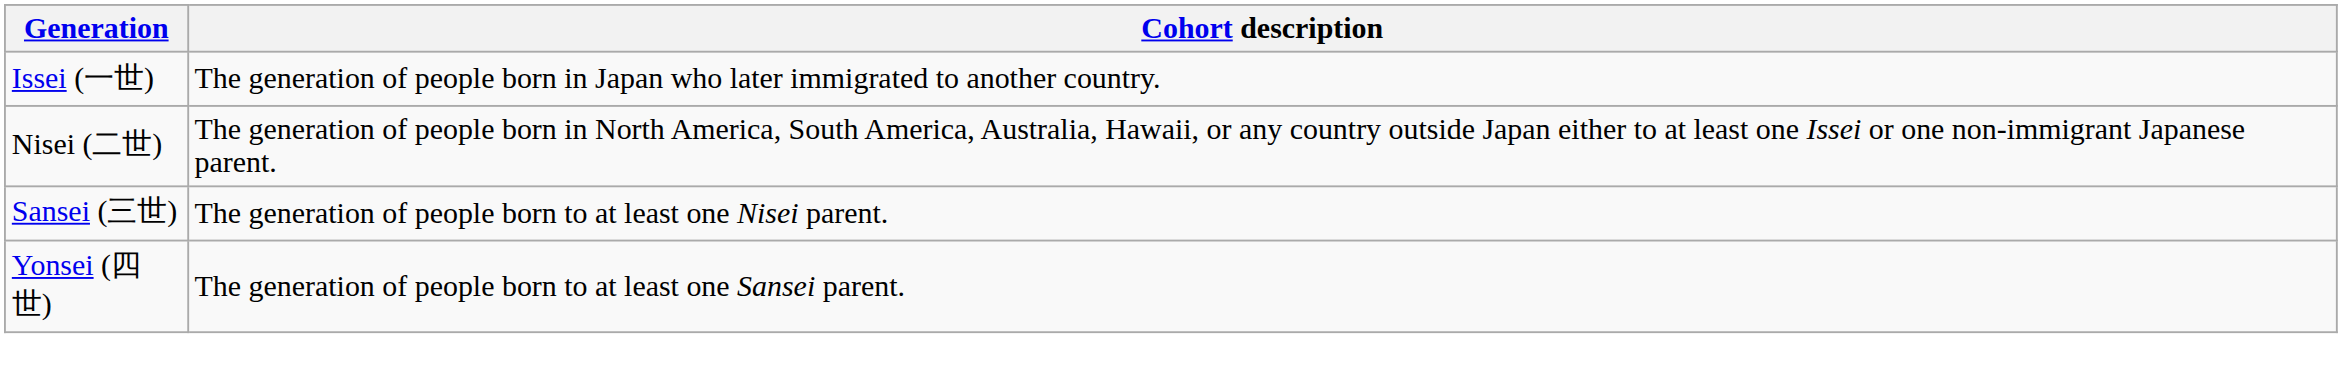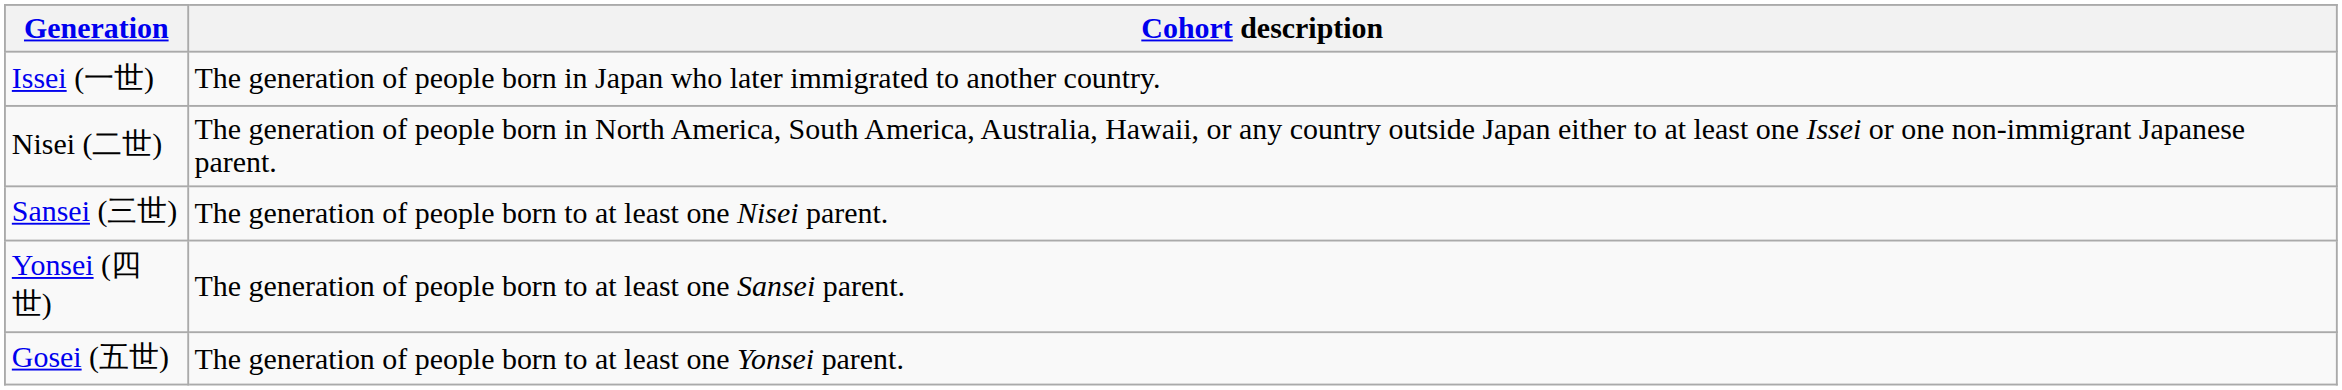+ row: (90, 357)
